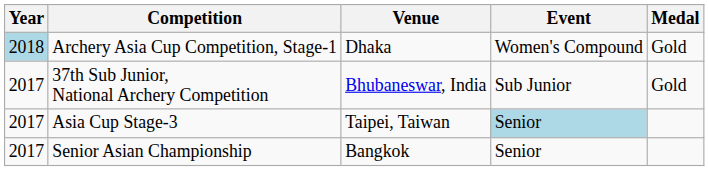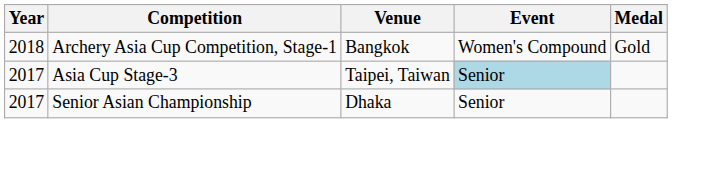(26, 46) lightblue background -> (26, 46) no background
(368, 46) Dhaka -> (377, 46) Bangkok
- row: (160, 84)
(377, 151) Bangkok -> (368, 103) Dhaka
